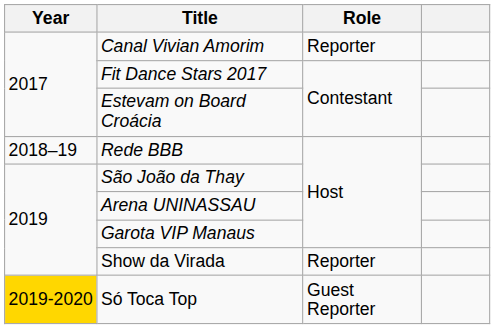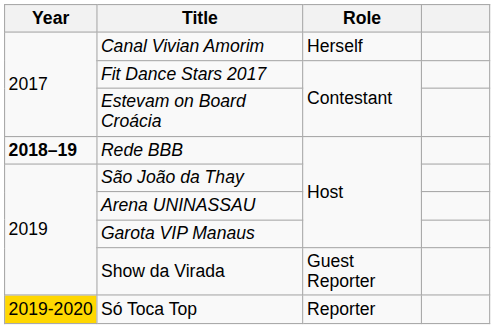(341, 46) Reporter -> (335, 46) Herself
(43, 149) normal -> (43, 149) bold
(341, 261) Reporter -> (341, 271) Guest Reporter
(341, 299) Guest Reporter -> (341, 309) Reporter
